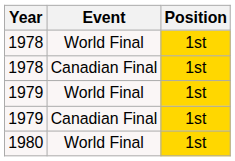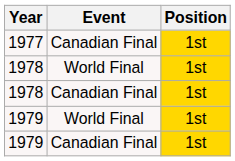+ row: (26, 43)
- row: (26, 143)
